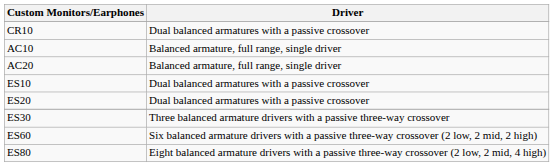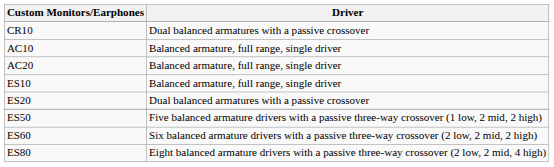(259, 83) Dual balanced armatures with a passive crossover -> (245, 83) Balanced armature, full range, single driver
- row: (19, 118)
+ row: (19, 118)
